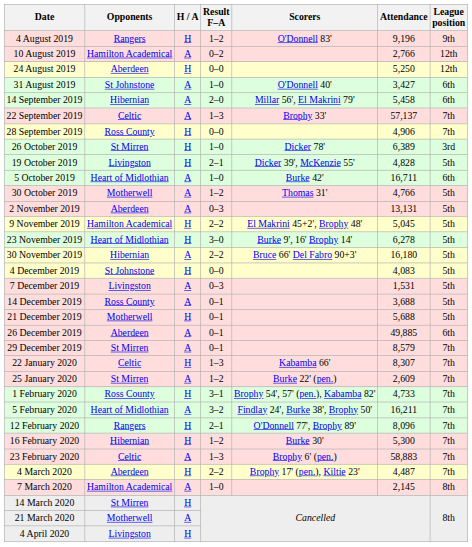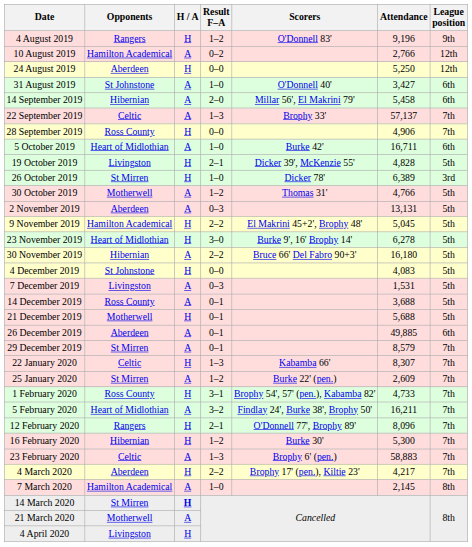rows swapped: (44, 178) <-> (44, 147)
(404, 472) 4,487 -> (404, 472) 4,217
(188, 503) normal -> (188, 503) bold
